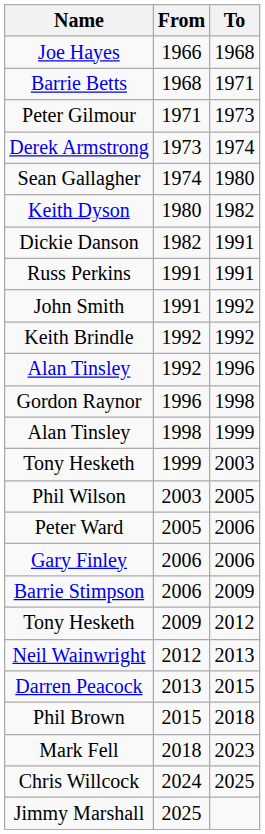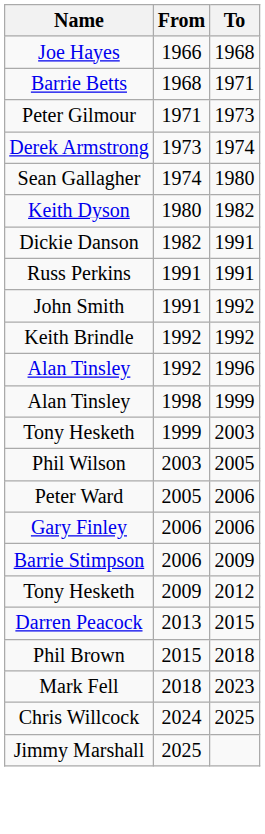- row: (79, 400)
- row: (79, 654)
